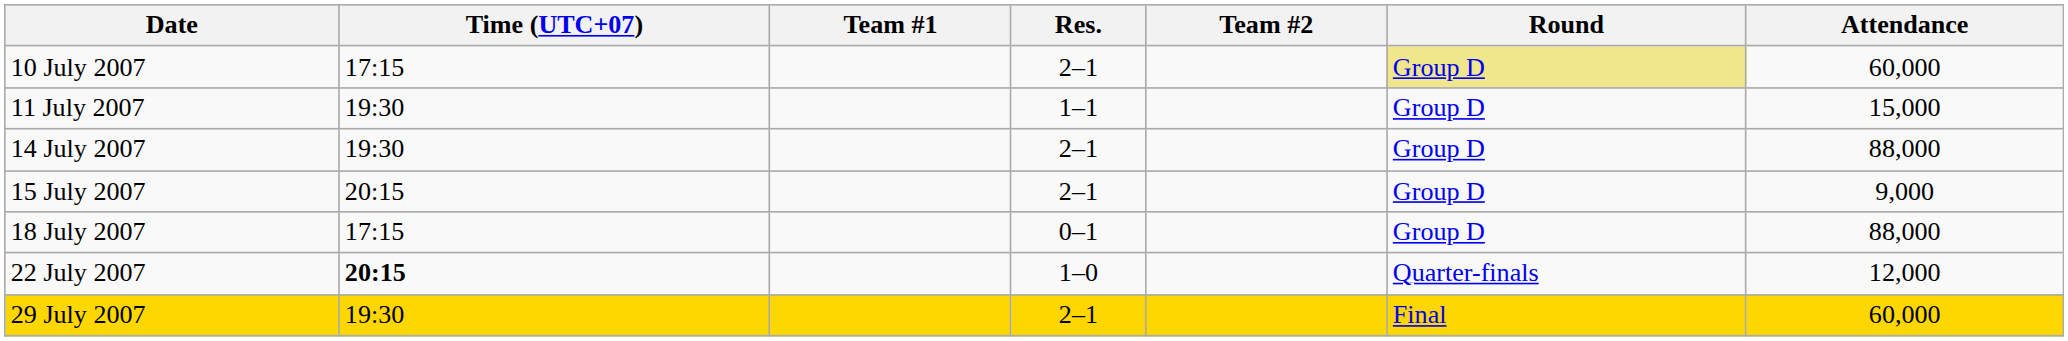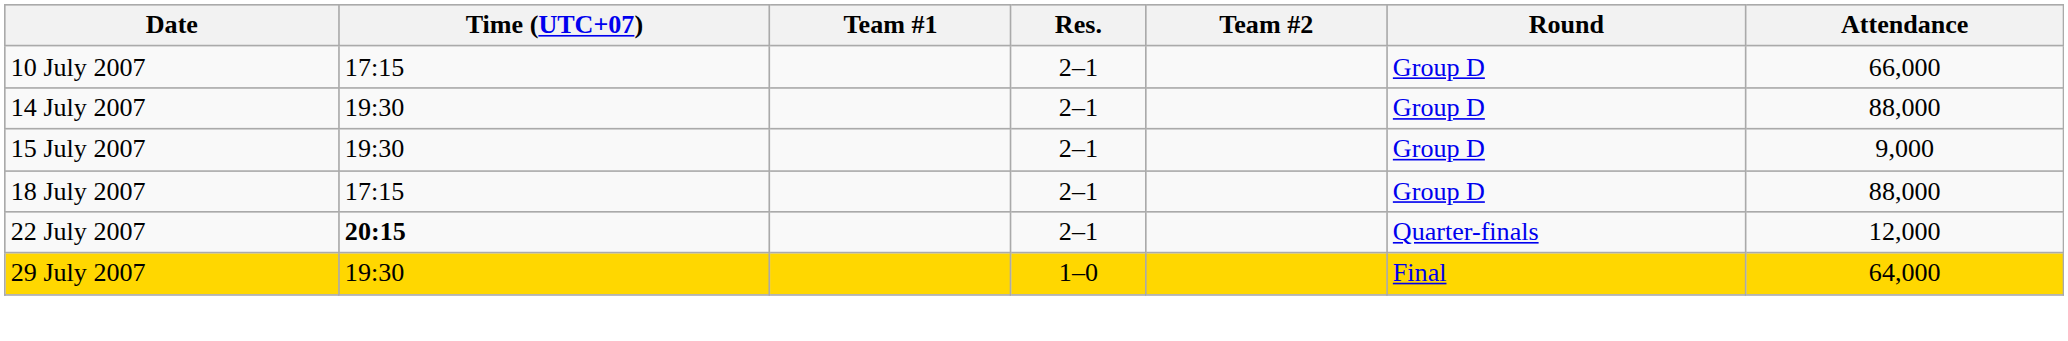(1439, 66) khaki background -> (1439, 66) no background
(1905, 66) 60,000 -> (1905, 66) 66,000
- row: (78, 107)
(375, 190) 20:15 -> (375, 149) 19:30
(1078, 231) 0–1 -> (1078, 190) 2–1
(1078, 273) 1–0 -> (1078, 231) 2–1
(1078, 314) 2–1 -> (1078, 273) 1–0
(1905, 314) 60,000 -> (1905, 273) 64,000
